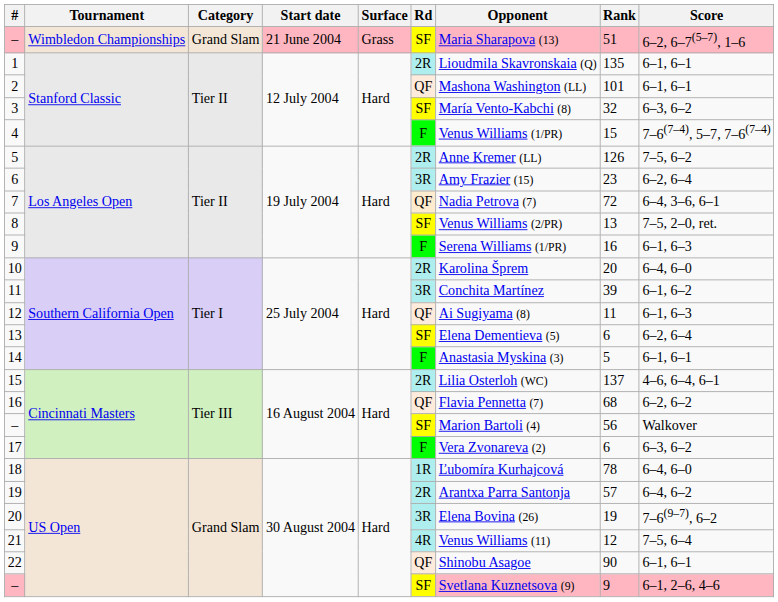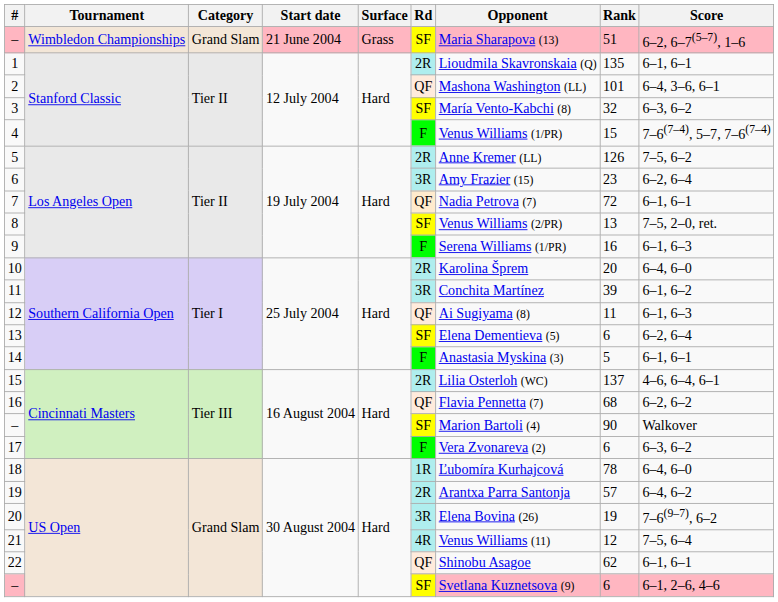(667, 86) 6–1, 6–1 -> (681, 86) 6–4, 3–6, 6–1
(681, 201) 6–4, 3–6, 6–1 -> (667, 201) 6–1, 6–1
(610, 425) 56 -> (610, 425) 90
(610, 563) 90 -> (610, 563) 62
(607, 585) 9 -> (607, 585) 6
